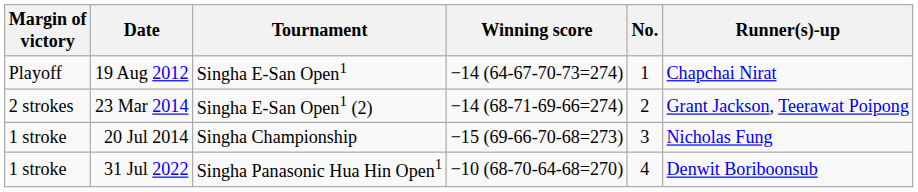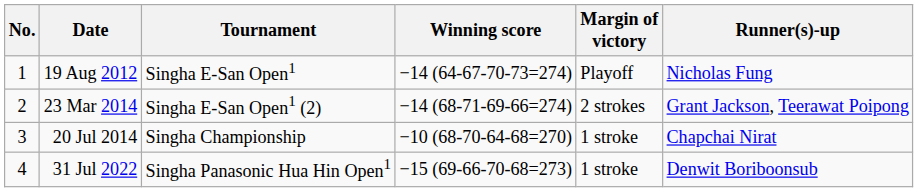columns swapped: (645, 30) <-> (48, 30)
(722, 72) Chapchai Nirat -> (720, 72) Nicholas Fung
(537, 137) −15 (69-66-70-68=273) -> (486, 137) −10 (68-70-64-68=270)
(720, 137) Nicholas Fung -> (722, 137) Chapchai Nirat
(537, 169) −10 (68-70-64-68=270) -> (486, 169) −15 (69-66-70-68=273)
